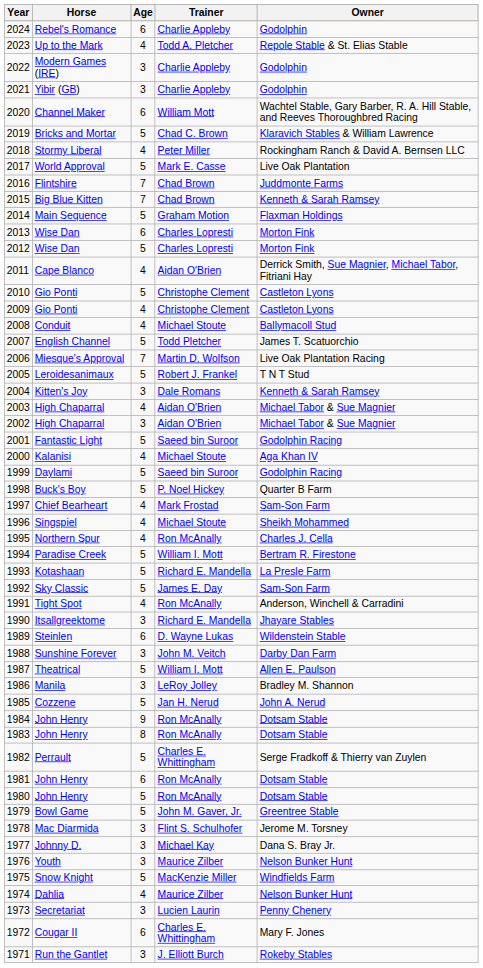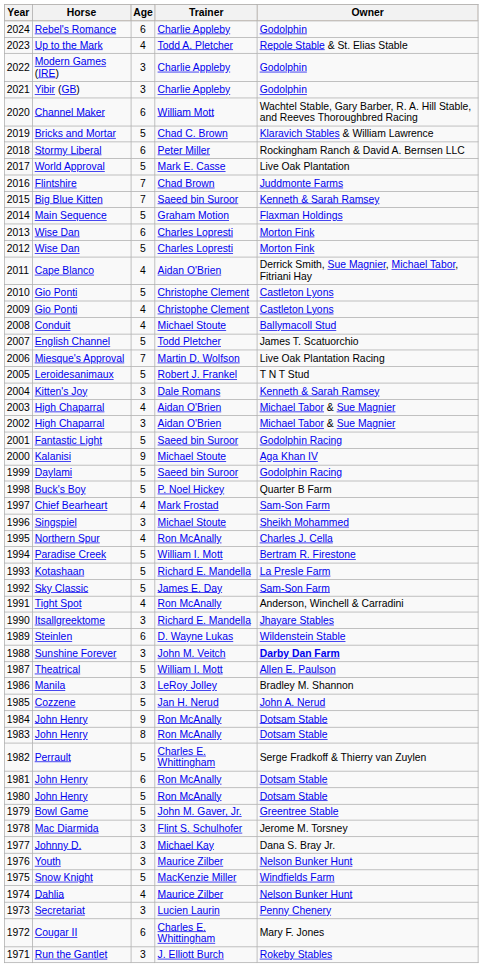(143, 151) 4 -> (143, 151) 6
(186, 200) Chad Brown -> (198, 200) Saeed bin Suroor
(143, 457) 4 -> (143, 457) 9
(143, 523) 4 -> (143, 523) 3
(298, 654) normal -> (300, 654) bold
